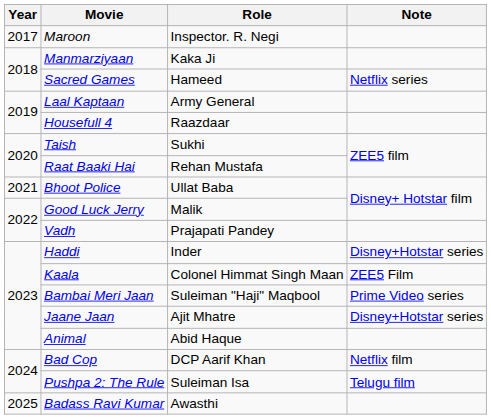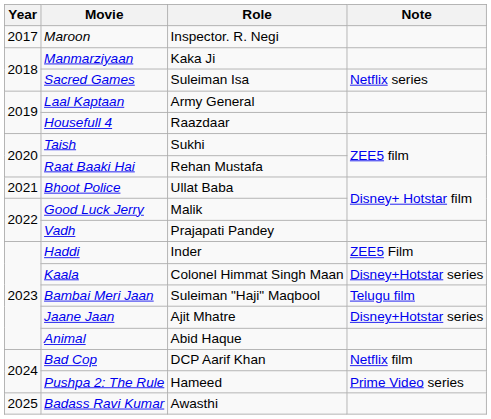(196, 79) Hameed -> (210, 79) Suleiman Isa
(417, 252) Disney+Hotstar series -> (382, 252) ZEE5 Film
(382, 274) ZEE5 Film -> (417, 274) Disney+Hotstar series
(407, 295) Prime Video series -> (382, 295) Telugu film
(210, 381) Suleiman Isa -> (196, 381) Hameed
(382, 381) Telugu film -> (407, 381) Prime Video series
